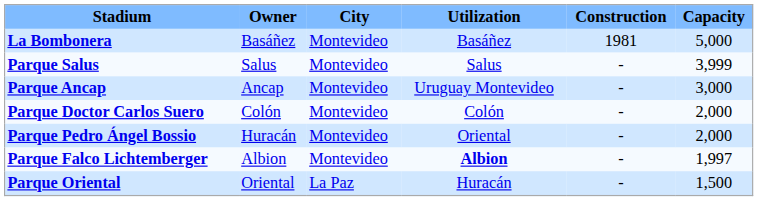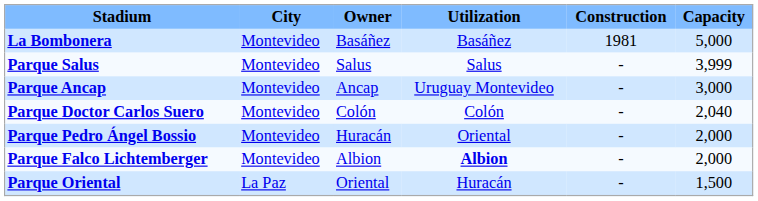columns swapped: (354, 16) <-> (273, 16)
(714, 111) 2,000 -> (714, 111) 2,040
(714, 159) 1,997 -> (714, 159) 2,000
